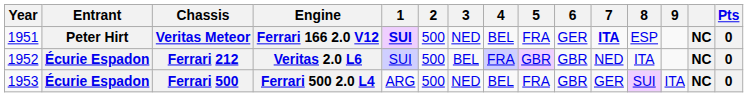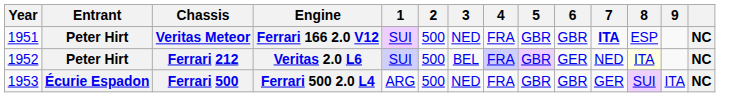- column: (729, 16)
(400, 38) bold -> (400, 38) normal
(501, 38) BEL -> (501, 38) FRA
(536, 38) FRA -> (536, 38) GBR
(573, 38) GER -> (573, 38) GBR
(97, 59) Écurie Espadon -> (97, 59) Peter Hirt
(573, 59) GBR -> (573, 59) GER
(644, 59) no background -> (644, 59) lightyellow background
(501, 81) BEL -> (501, 81) FRA
(536, 81) FRA -> (536, 81) GBR
